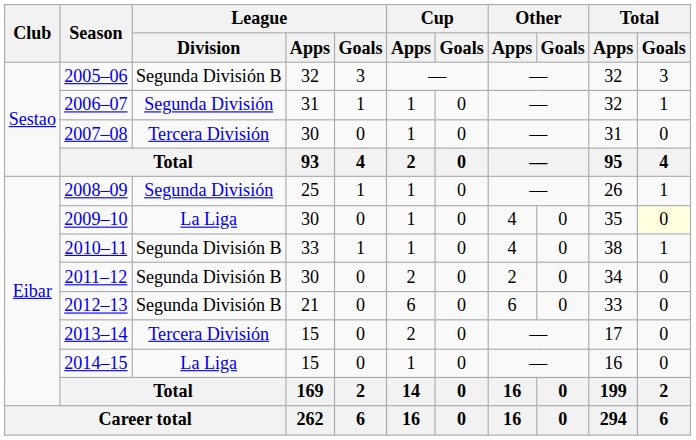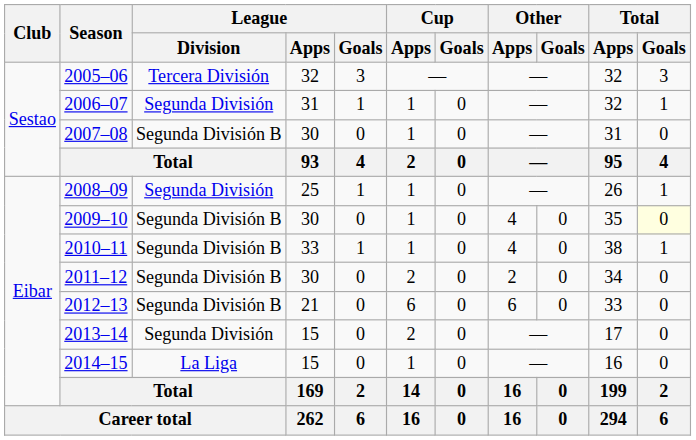(209, 76) Segunda División B -> (209, 76) Tercera División
(209, 133) Tercera División -> (209, 133) Segunda División B
(209, 219) La Liga -> (209, 219) Segunda División B
(209, 334) Tercera División -> (209, 334) Segunda División
